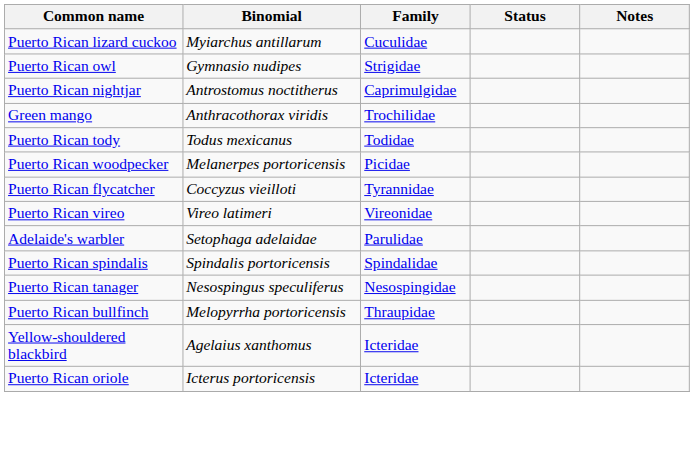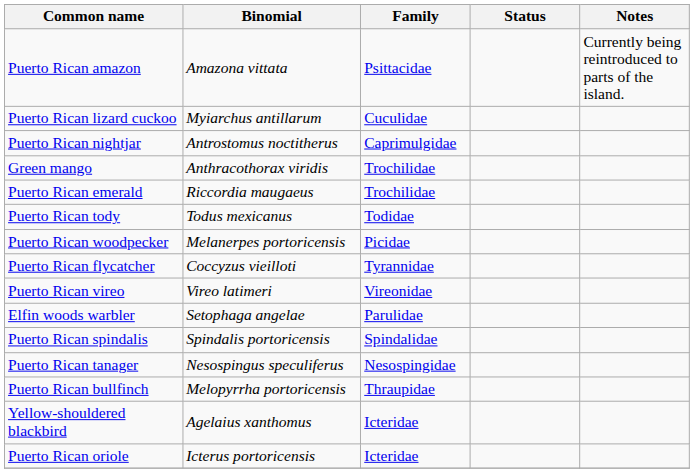+ row: (74, 67)
- row: (62, 66)
+ row: (75, 192)
- row: (66, 238)
+ row: (71, 315)
